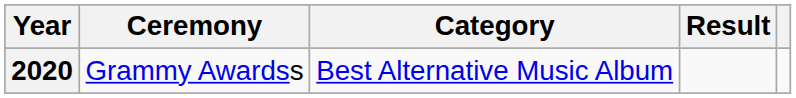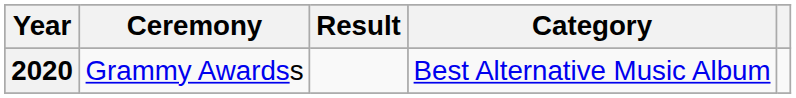columns swapped: (495, 26) <-> (728, 26)
